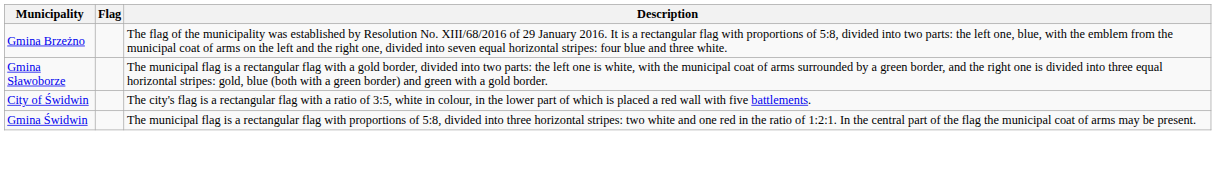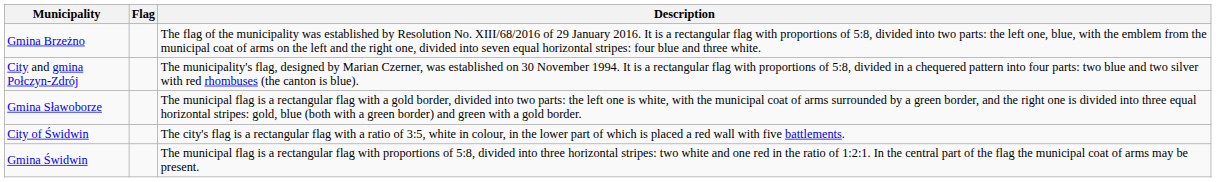+ row: (45, 74)
